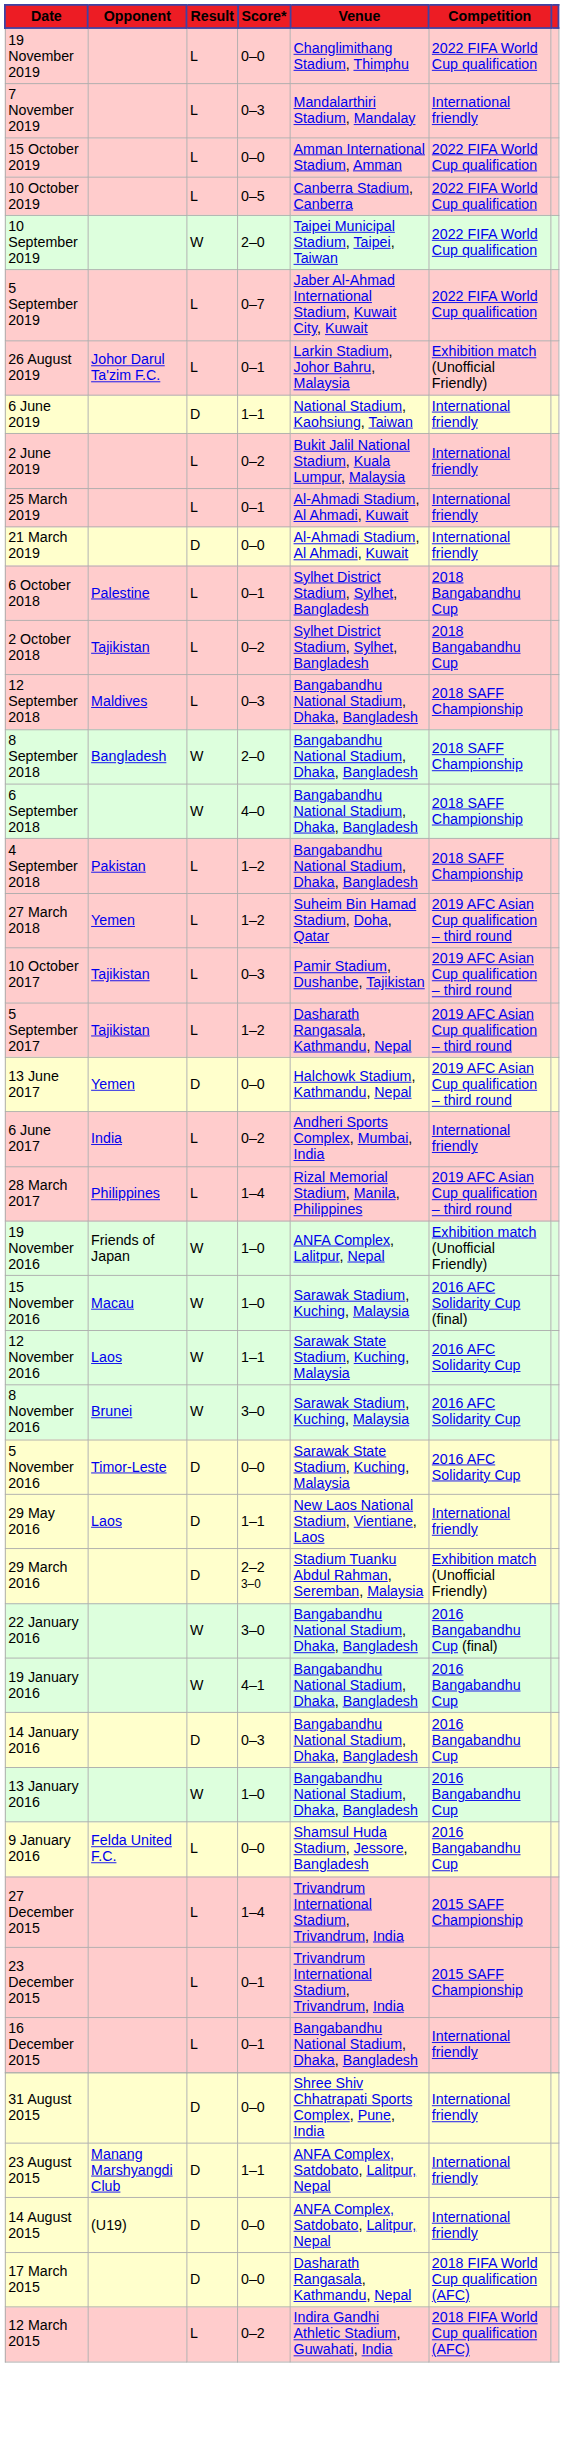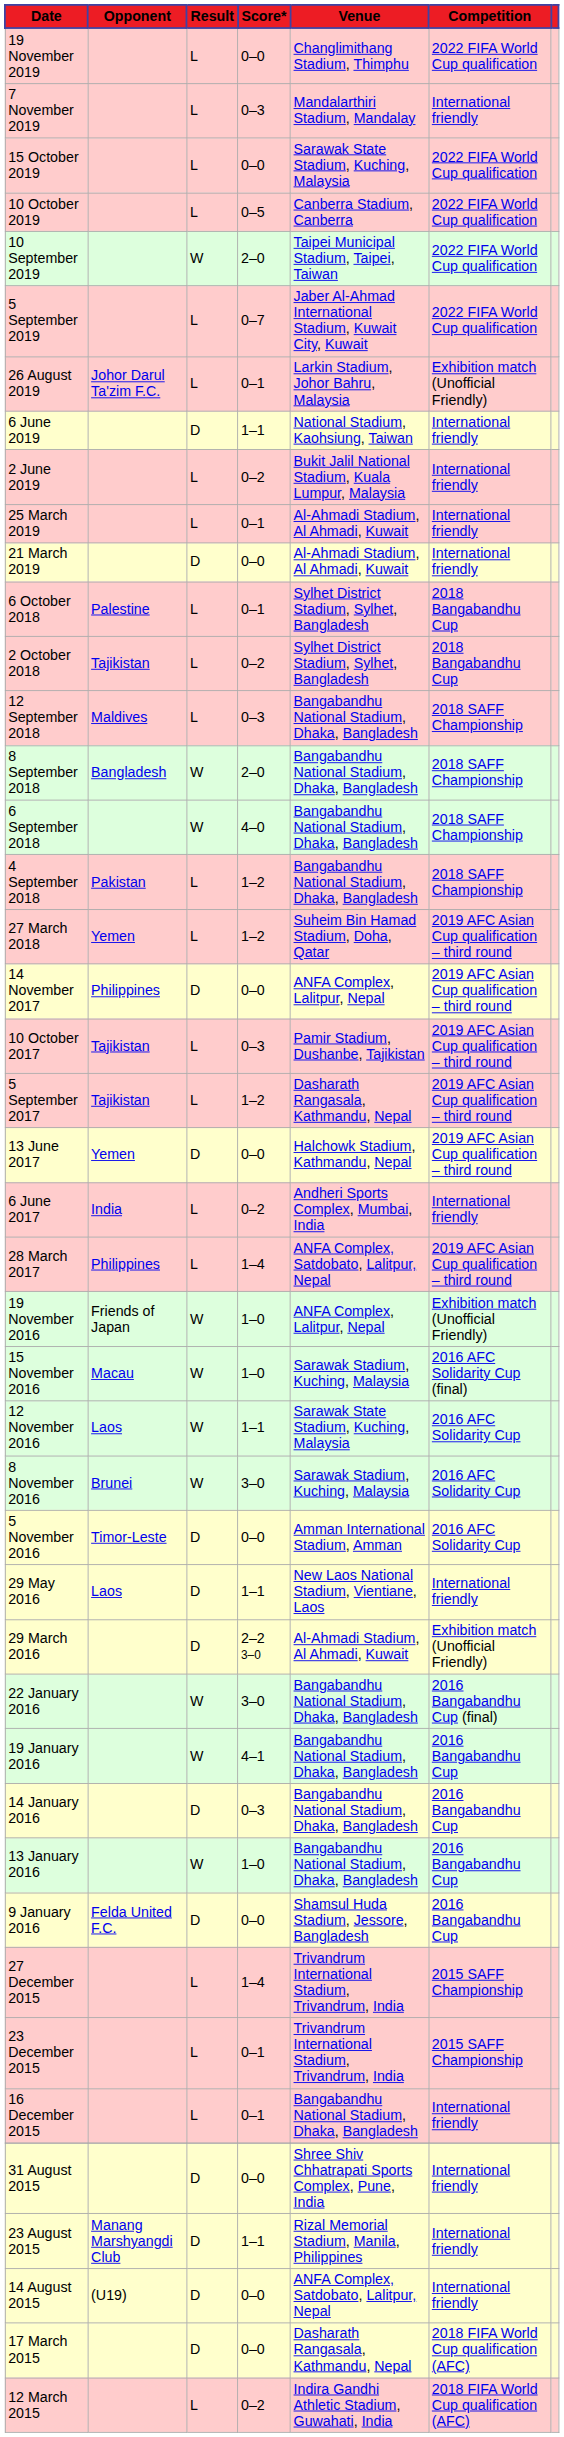(359, 157) Amman International Stadium, Amman -> (351, 165) Sarawak State Stadium, Kuching, Malaysia
+ row: (41, 991)
(347, 1193) Rizal Memorial Stadium, Manila, Philippines -> (355, 1264) ANFA Complex, Satdobato, Lalitpur, Nepal
(351, 1466) Sarawak State Stadium, Kuching, Malaysia -> (359, 1537) Amman International Stadium, Amman
(358, 1576) Stadium Tuanku Abdul Rahman, Seremban, Malaysia -> (356, 1646) Al-Ahmadi Stadium, Al Ahmadi, Kuwait
(194, 1849) L -> (195, 1919) D
(355, 2170) ANFA Complex, Satdobato, Lalitpur, Nepal -> (347, 2241) Rizal Memorial Stadium, Manila, Philippines
